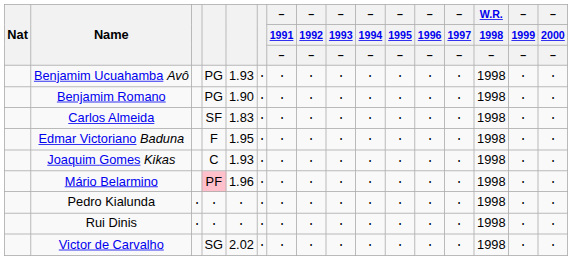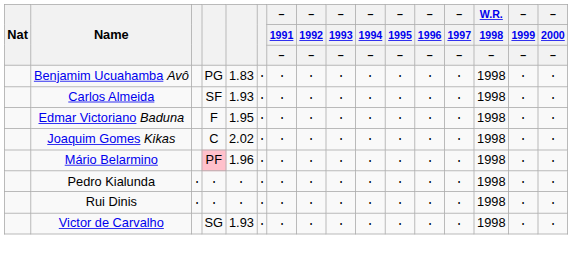(241, 75) 1.93 -> (241, 75) 1.83
- row: (111, 97)
(241, 118) 1.83 -> (241, 97) 1.93
(241, 160) 1.93 -> (241, 139) 2.02
(241, 244) 2.02 -> (241, 223) 1.93
